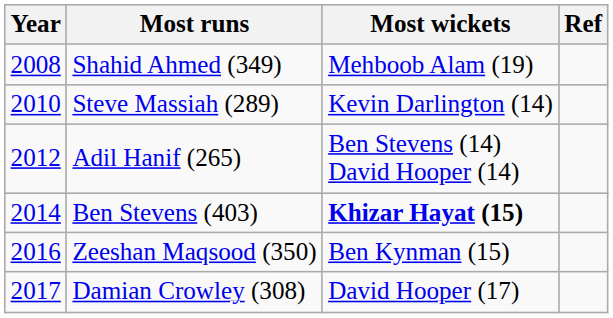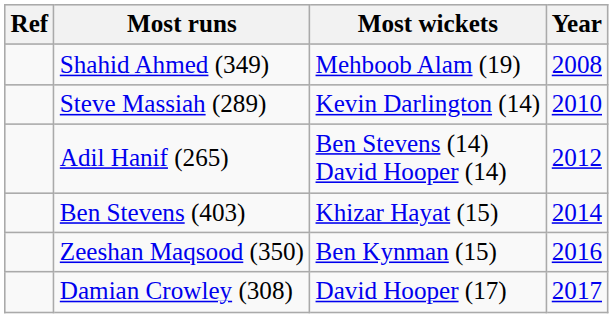columns swapped: (36, 24) <-> (583, 24)
(426, 212) bold -> (407, 212) normal
